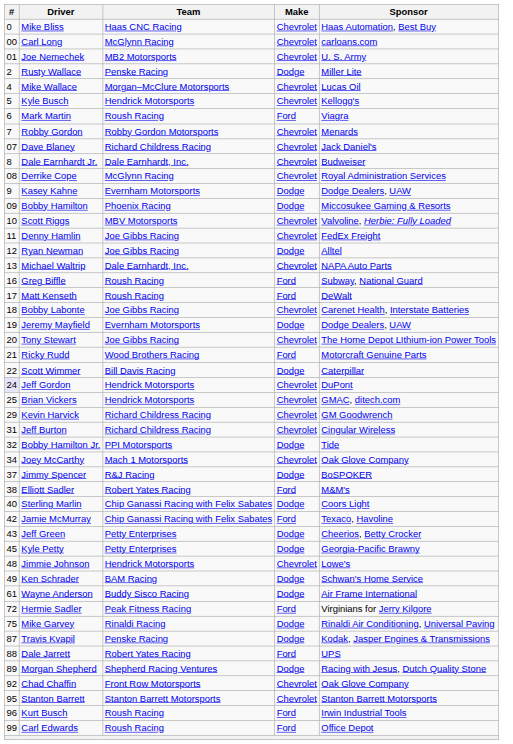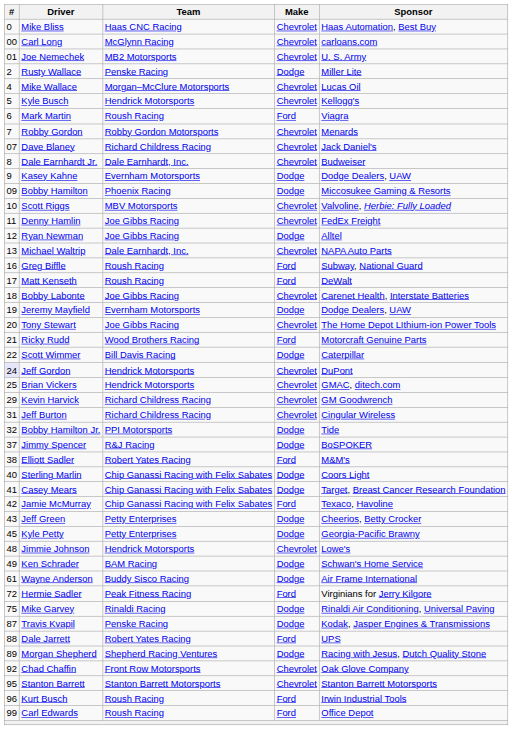- row: (49, 176)
- row: (53, 460)
+ row: (49, 489)
